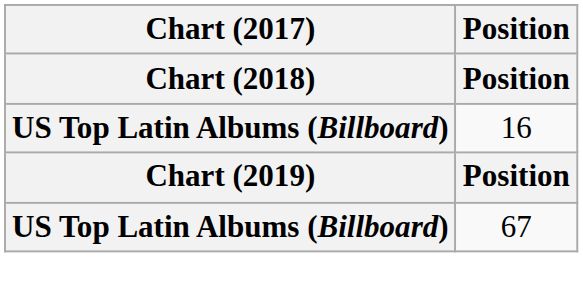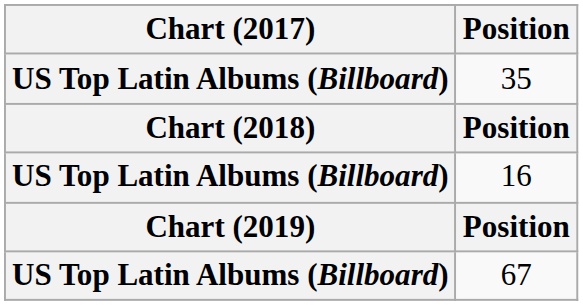+ row: (516, 78)
